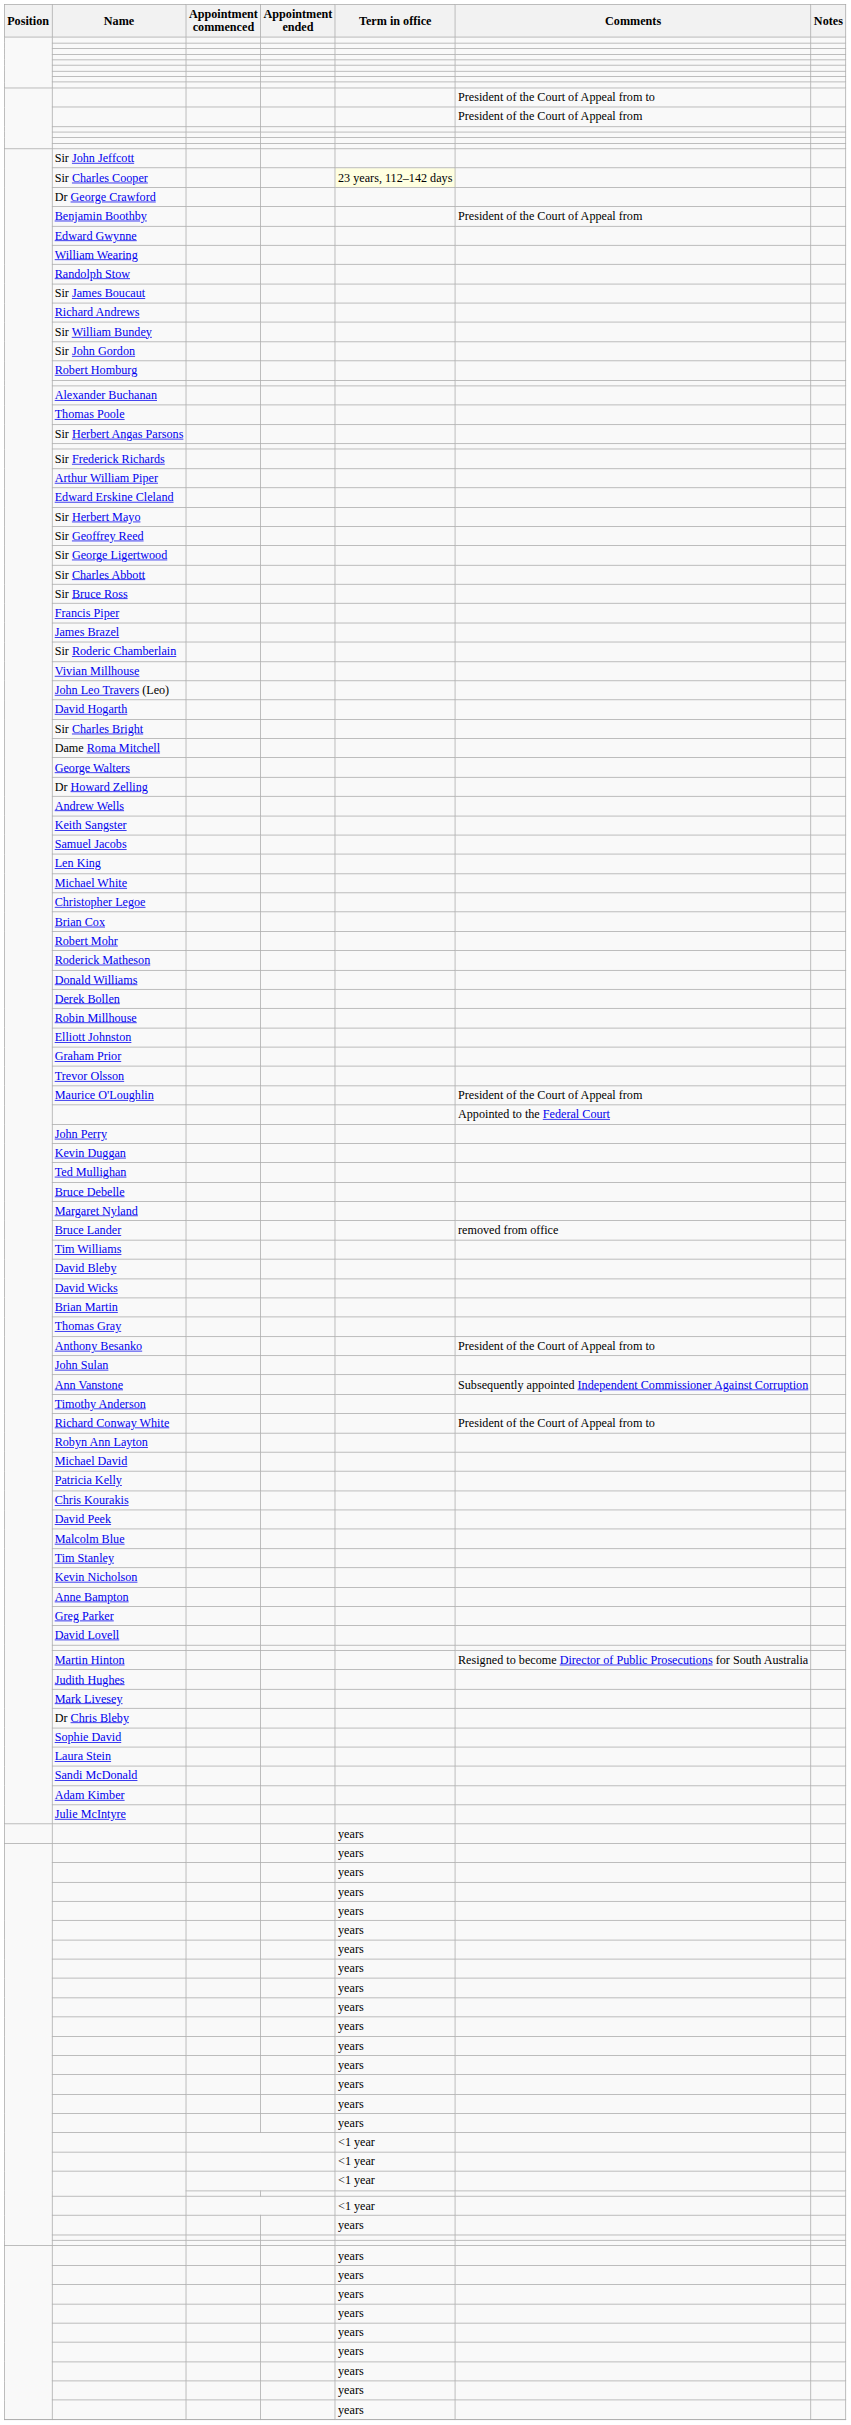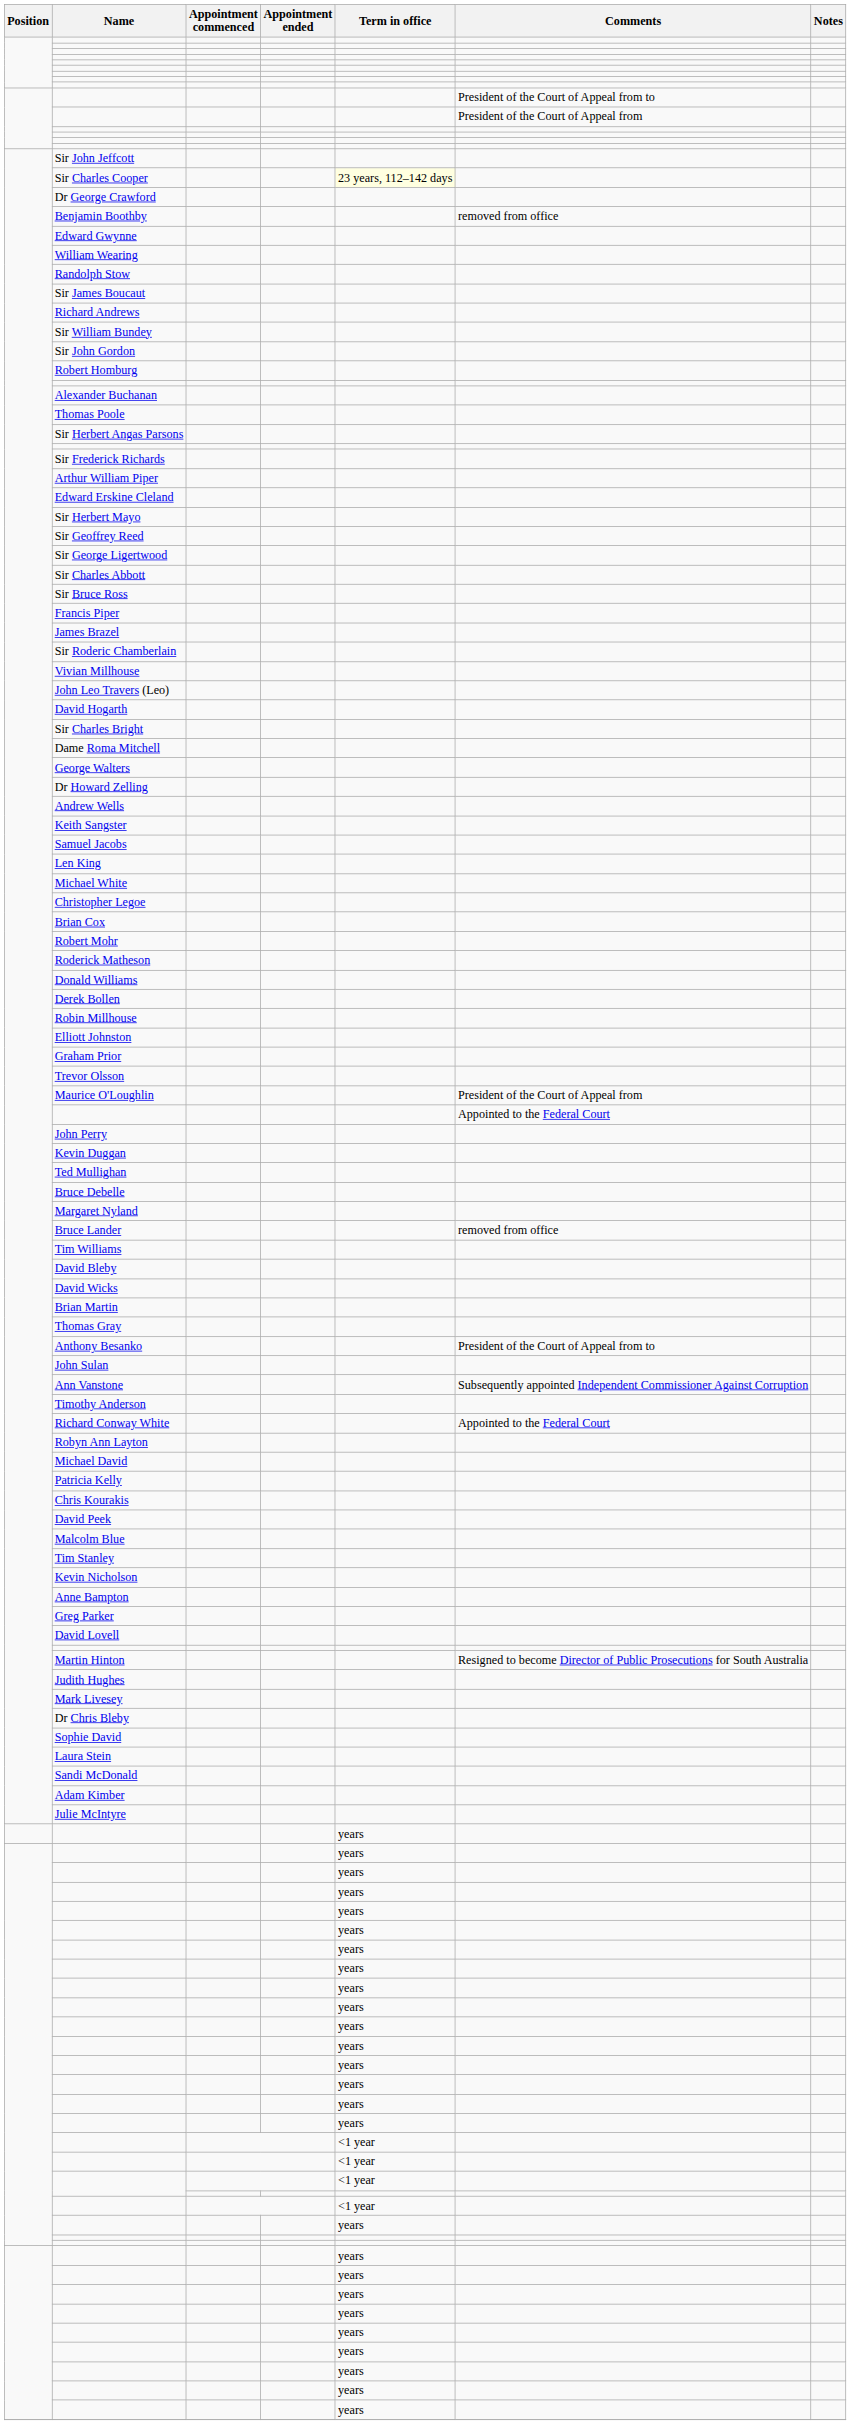(550, 216) President of the Court of Appeal from -> (508, 216) removed from office
(556, 1423) President of the Court of Appeal from to -> (534, 1423) Appointed to the Federal Court
